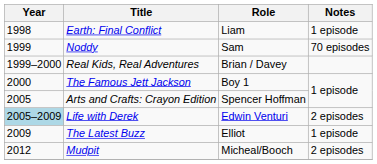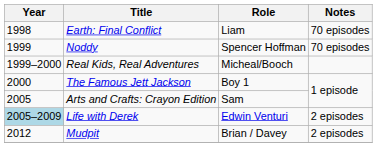(334, 30) 1 episode -> (340, 30) 70 episodes
(233, 47) Sam -> (264, 47) Spencer Hoffman
(254, 64) Brian / Davey -> (257, 64) Micheal/Booch
(264, 99) Spencer Hoffman -> (233, 99) Sam
- row: (106, 133)
(257, 151) Micheal/Booch -> (254, 133) Brian / Davey
